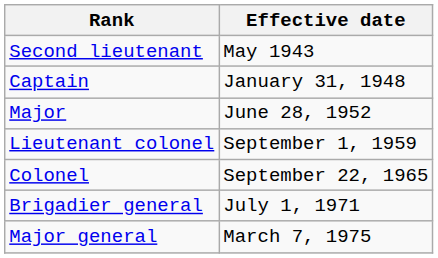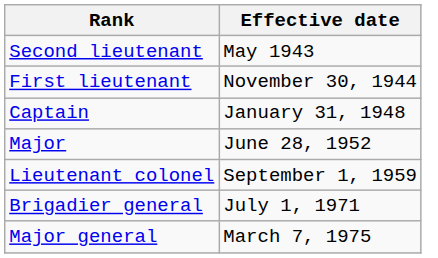+ row: (100, 82)
- row: (49, 175)
